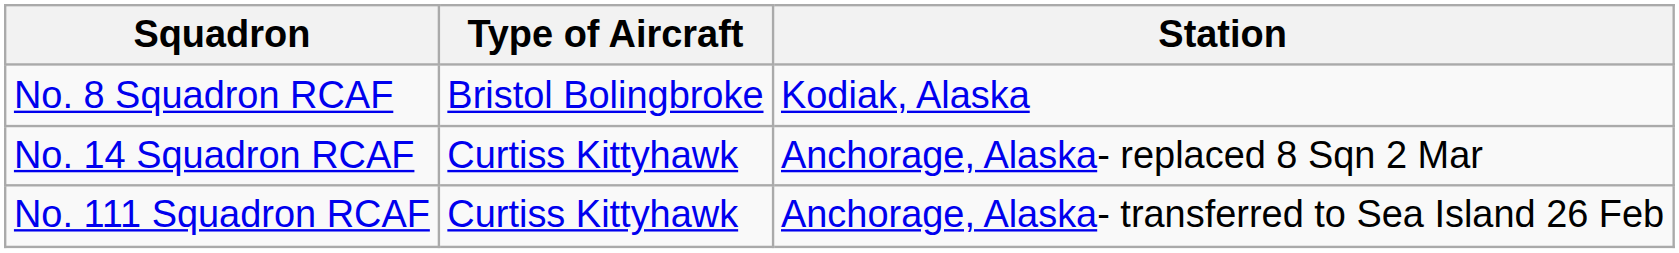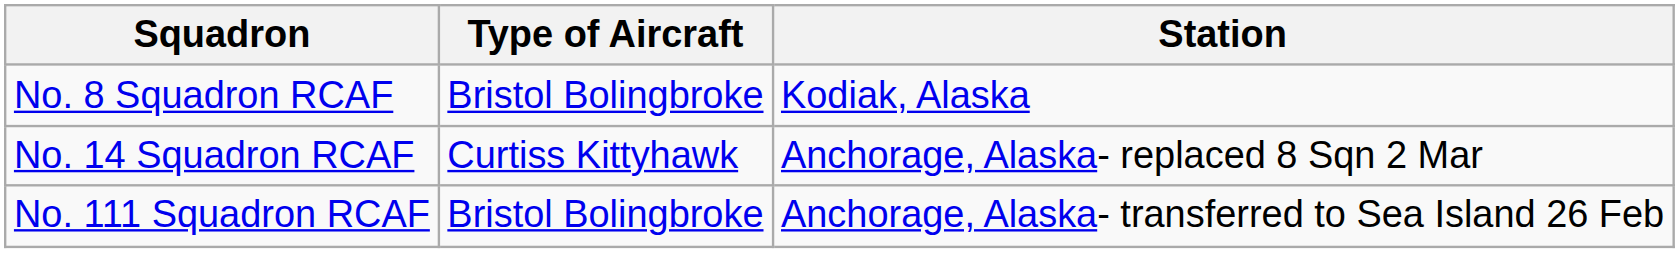(593, 214) Curtiss Kittyhawk -> (605, 214) Bristol Bolingbroke
